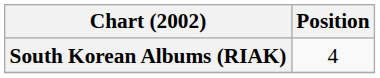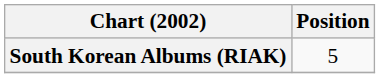(333, 55) 4 -> (333, 55) 5
